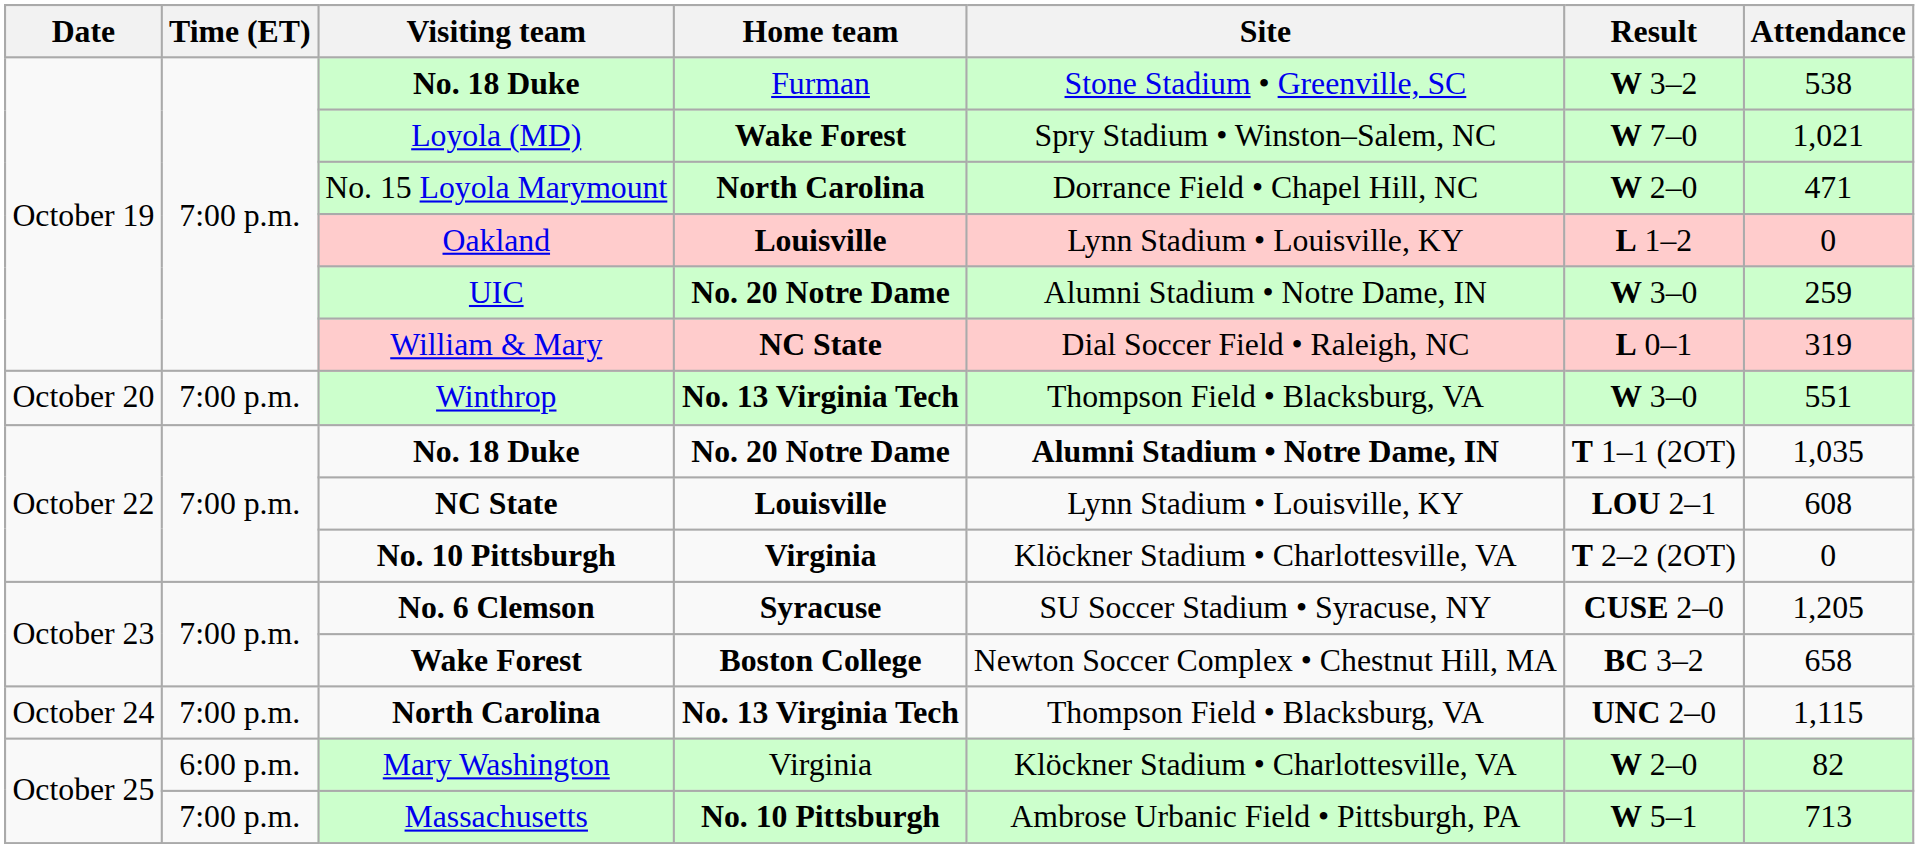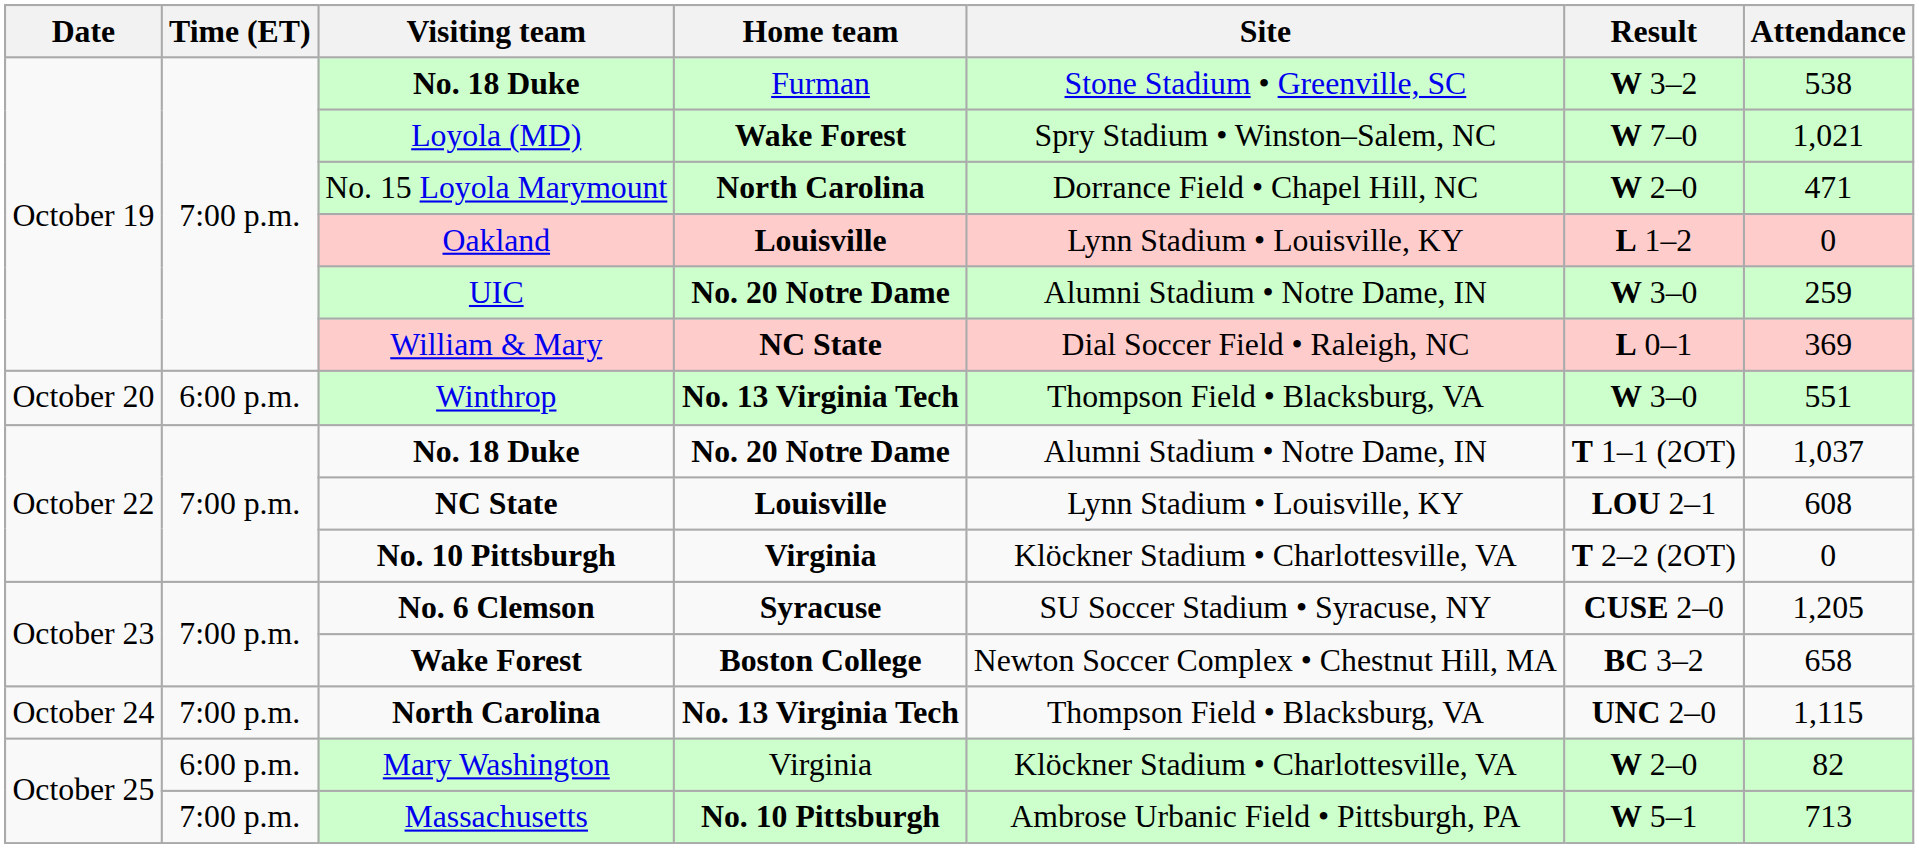(1828, 345) 319 -> (1828, 345) 369
(240, 397) 7:00 p.m. -> (240, 397) 6:00 p.m.
(1265, 449) bold -> (1265, 449) normal
(1828, 449) 1,035 -> (1828, 449) 1,037
